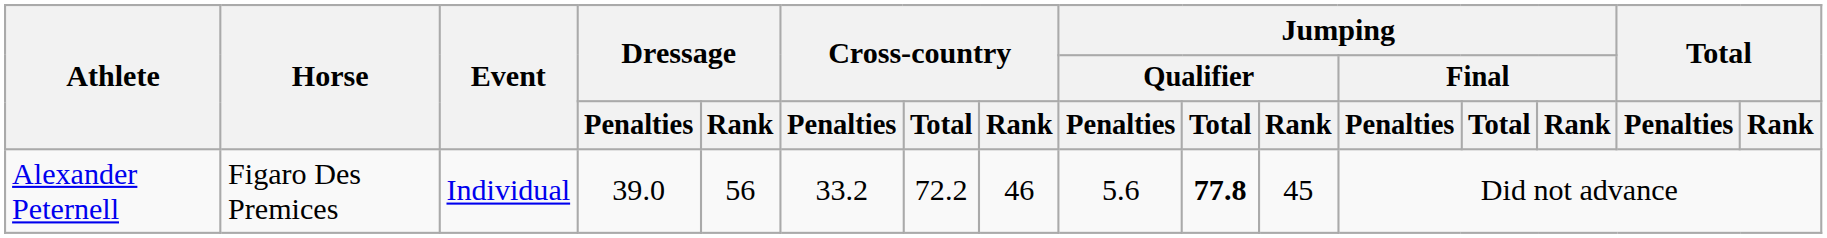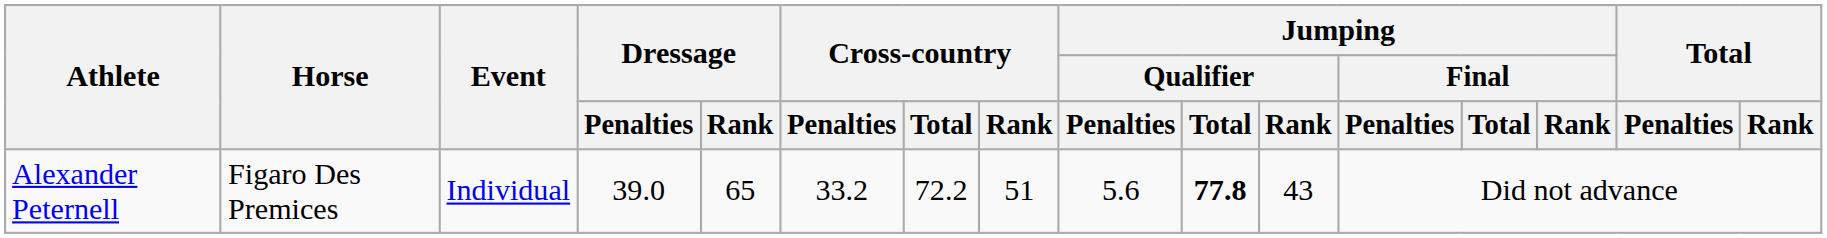(740, 191) 56 -> (740, 191) 65
(1019, 191) 46 -> (1019, 191) 51
(1298, 191) 45 -> (1298, 191) 43
